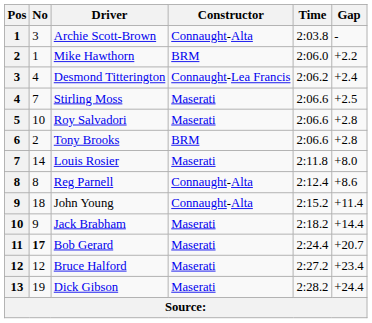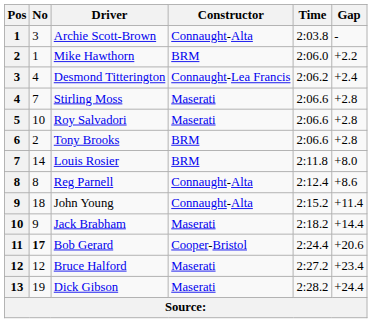(346, 98) +2.5 -> (346, 98) +2.8
(193, 161) Maserati -> (185, 161) BRM
(193, 245) Maserati -> (209, 245) Cooper-Bristol
(349, 245) +20.7 -> (349, 245) +20.6
